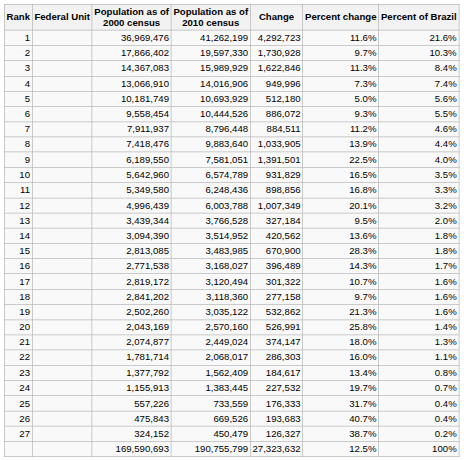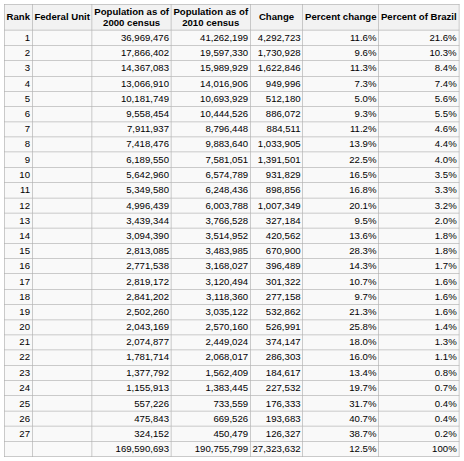(366, 53) 9.7% -> (366, 53) 9.6%
